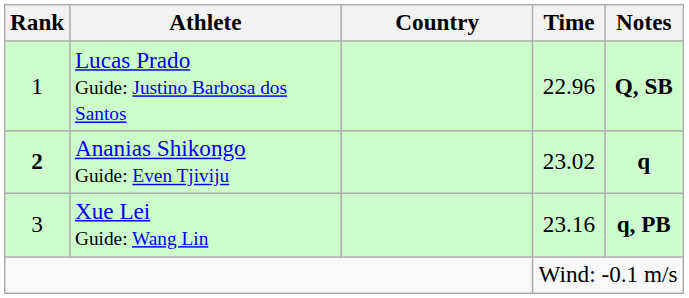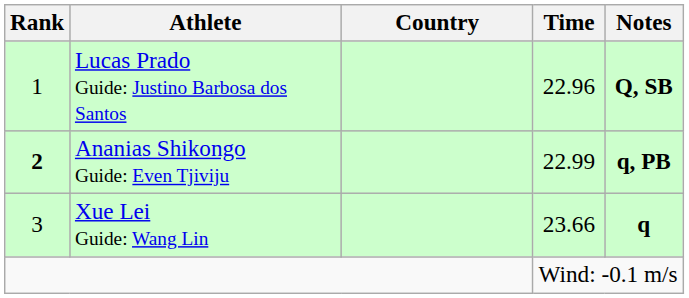(569, 161) 23.02 -> (569, 161) 22.99
(644, 161) q -> (644, 161) q, PB
(569, 224) 23.16 -> (569, 224) 23.66
(644, 224) q, PB -> (644, 224) q
